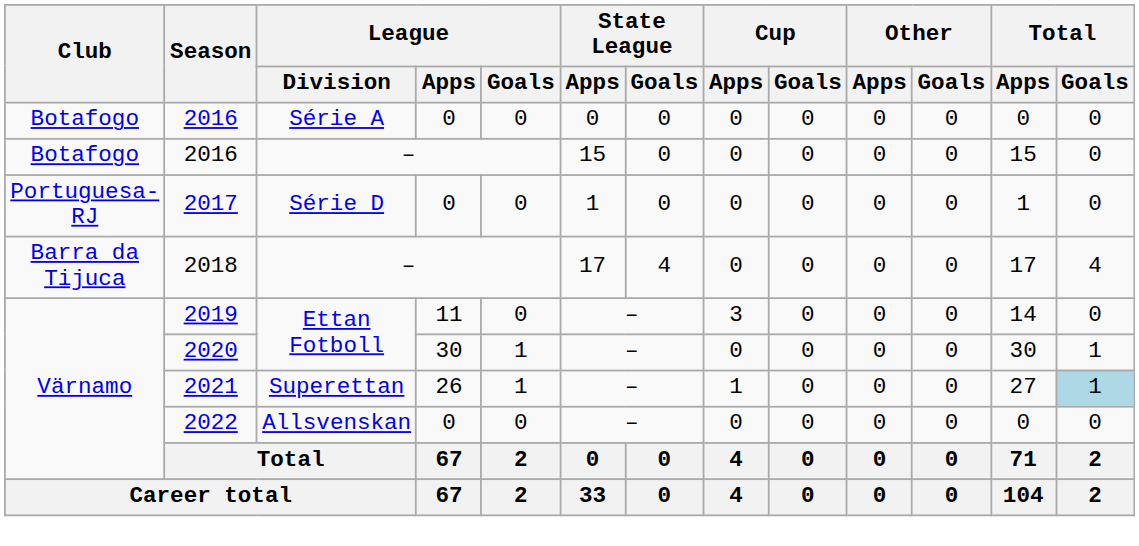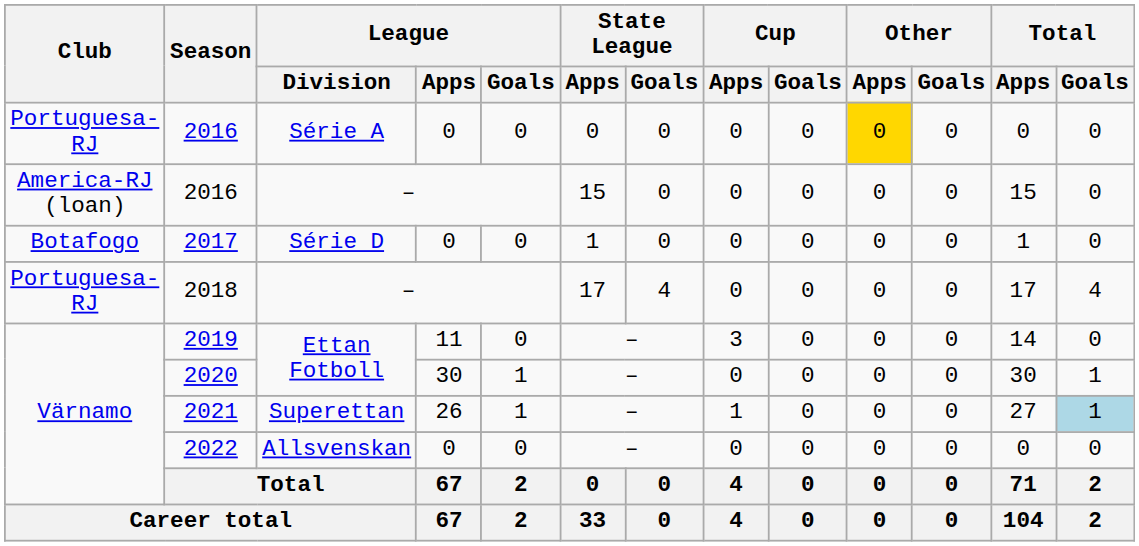(85, 121) Botafogo -> (85, 134) Portuguesa-RJ
(880, 121) no background -> (880, 134) gold background
(85, 157) Botafogo -> (85, 195) America-RJ (loan)
(85, 206) Portuguesa-RJ -> (85, 244) Botafogo
(85, 268) Barra da Tijuca -> (85, 293) Portuguesa-RJ
